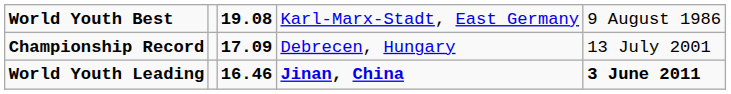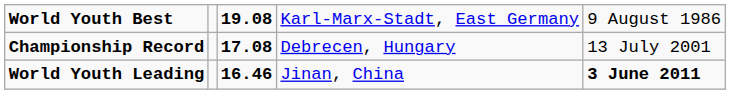(246, 47) 17.09 -> (246, 47) 17.08
(342, 75) bold -> (342, 75) normal
